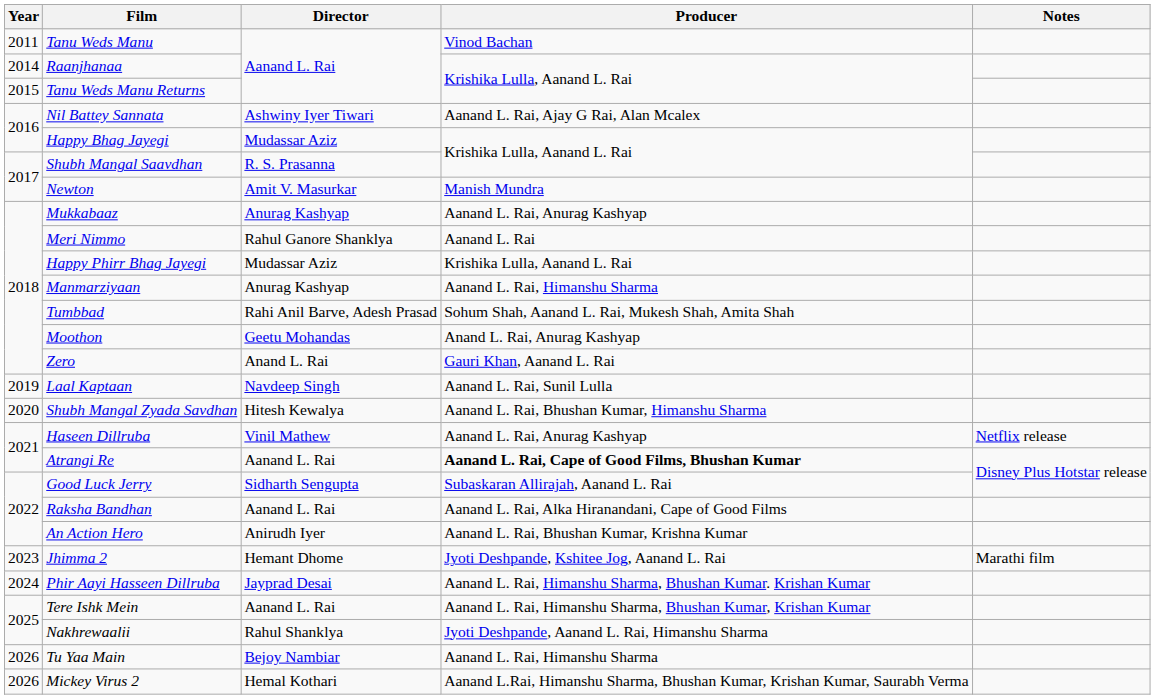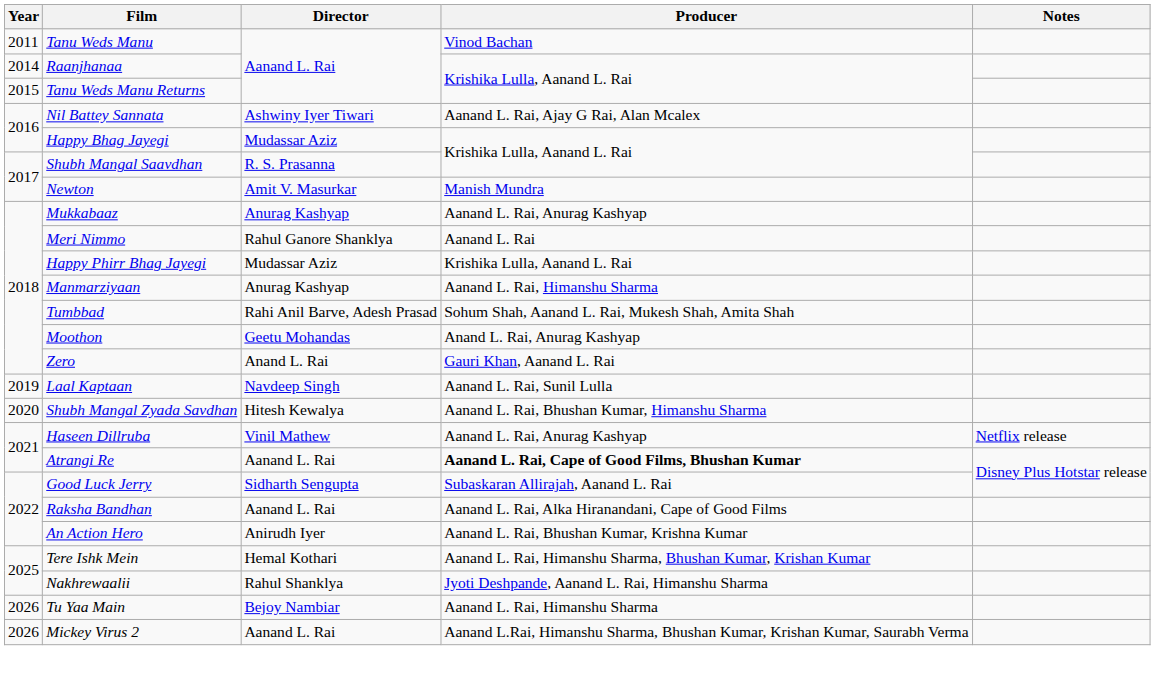- row: (77, 558)
- row: (133, 582)
(290, 607) Aanand L. Rai -> (291, 558) Hemal Kothari
(291, 681) Hemal Kothari -> (290, 632) Aanand L. Rai
